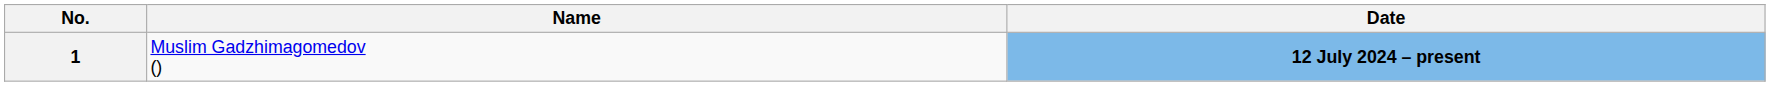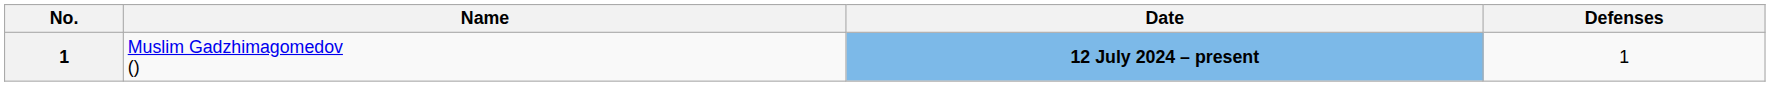+ column: (1624, 18)
